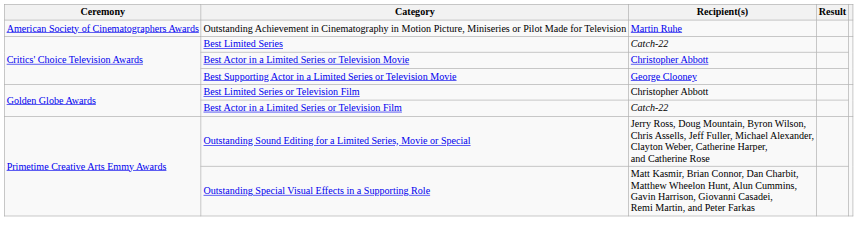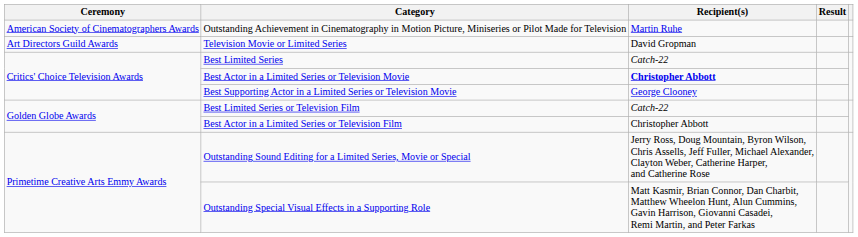+ row: (275, 44)
(670, 60) normal -> (673, 76) bold
(670, 92) Christopher Abbott -> (650, 108) Catch-22
(650, 108) Catch-22 -> (670, 124) Christopher Abbott
